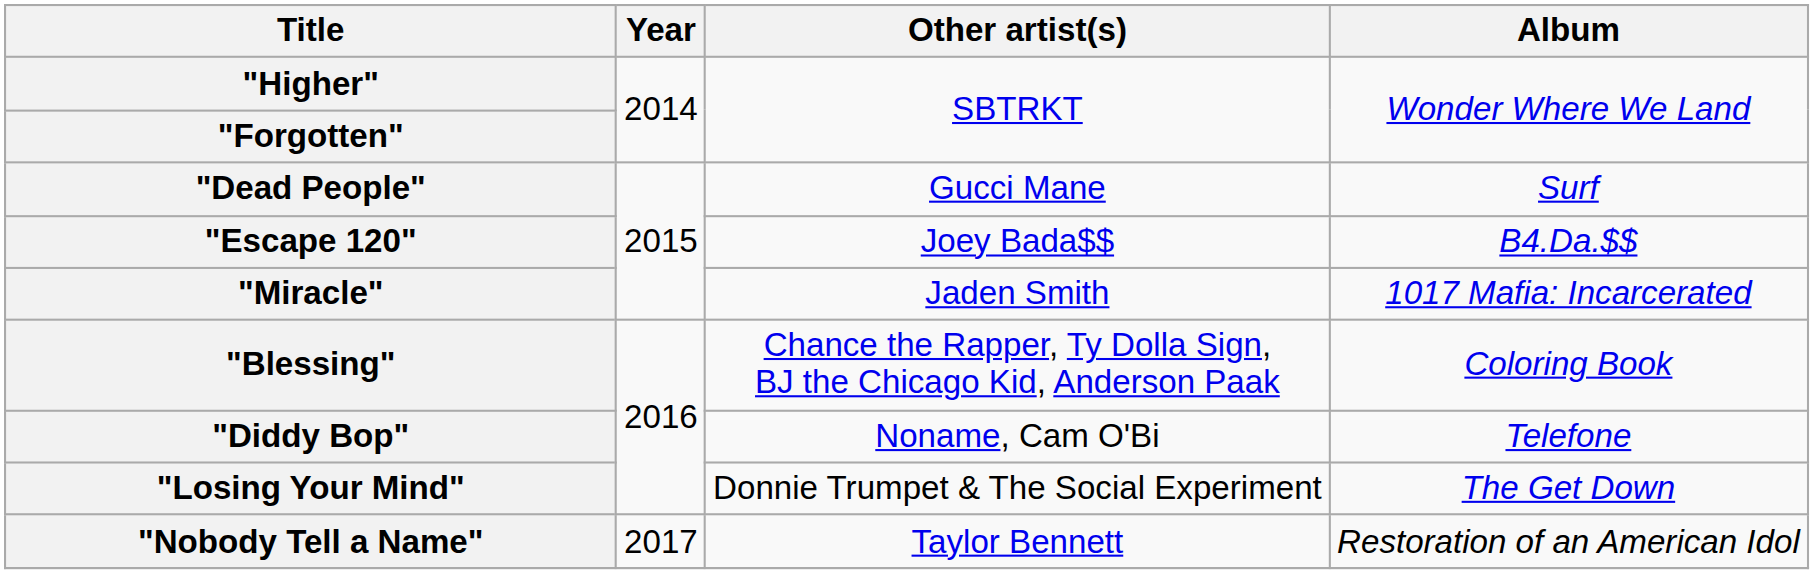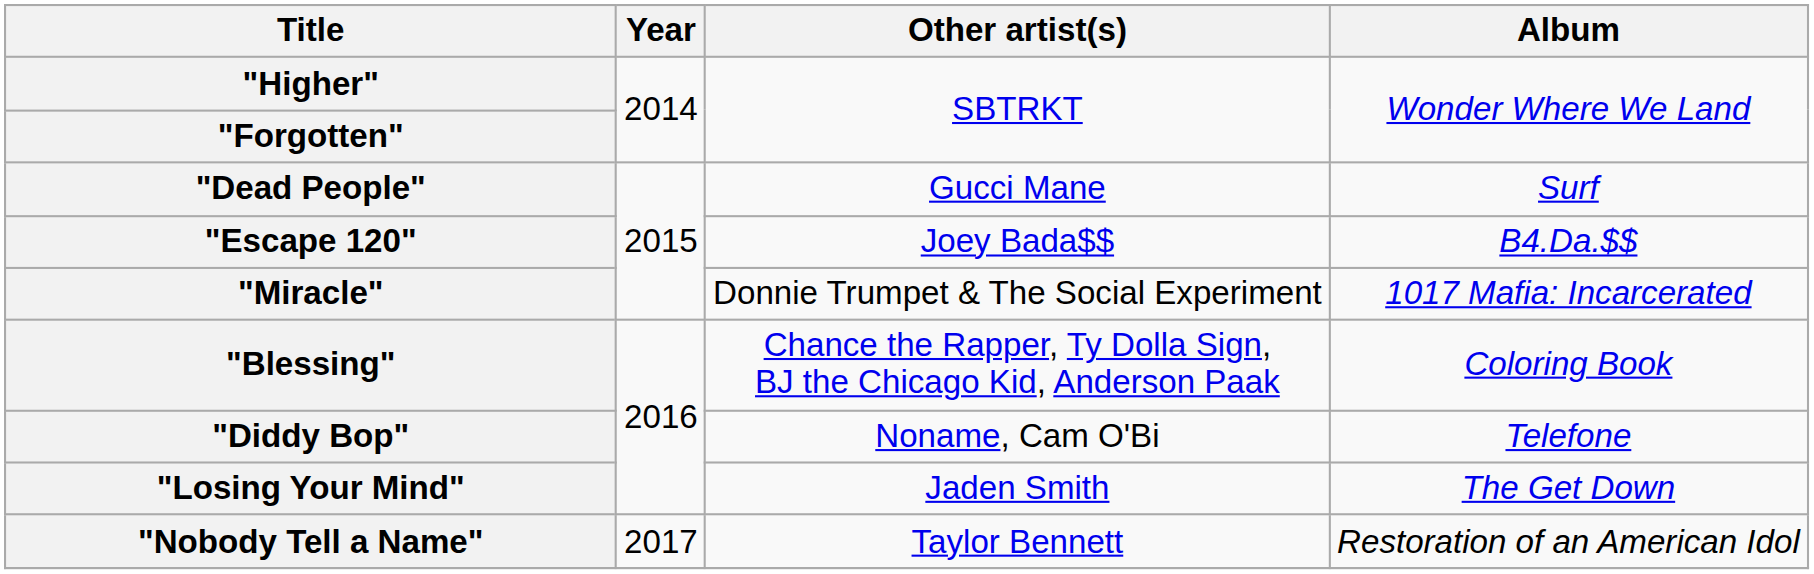(1017, 293) Jaden Smith -> (1017, 293) Donnie Trumpet & The Social Experiment
(1017, 488) Donnie Trumpet & The Social Experiment -> (1017, 488) Jaden Smith
